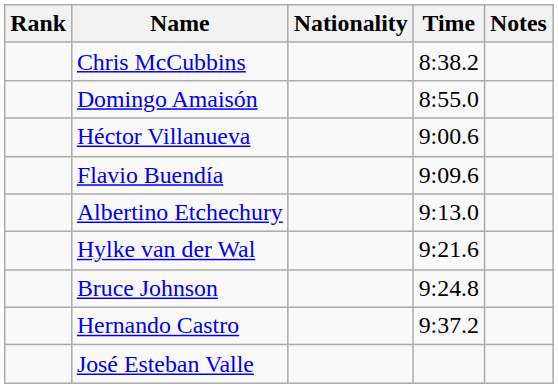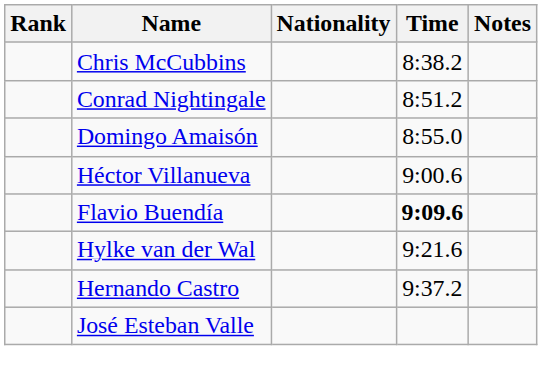+ row: (171, 99)
(449, 174) normal -> (432, 212) bold
- row: (180, 212)
- row: (147, 288)
